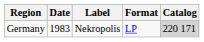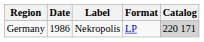(60, 28) 1983 -> (60, 28) 1986
